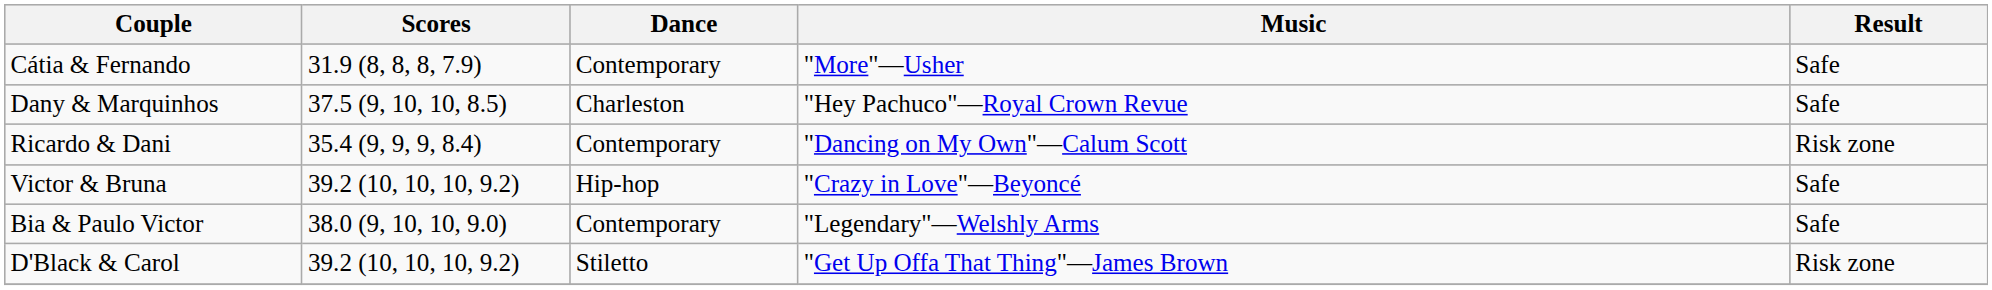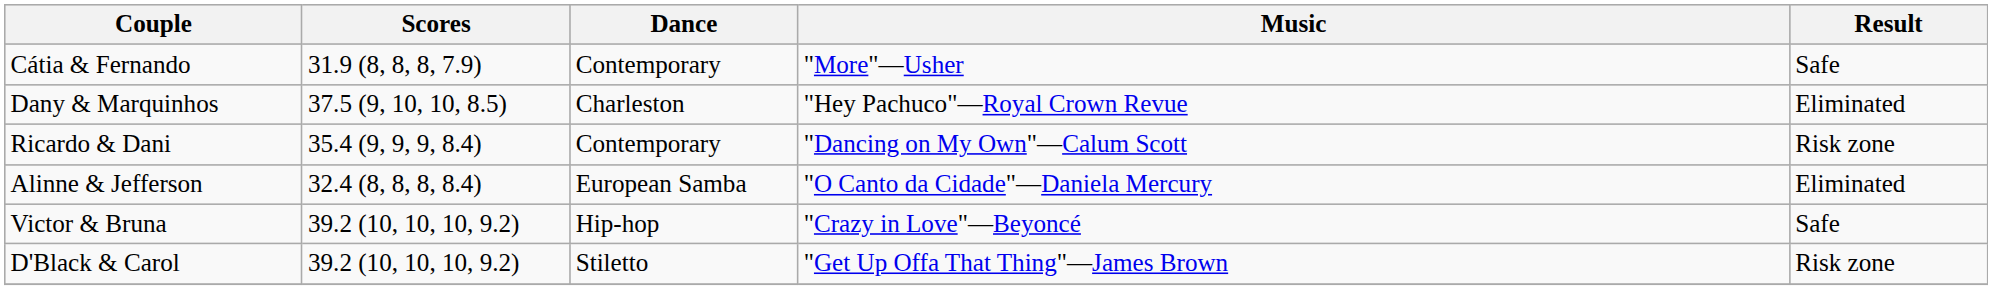(1817, 104) Safe -> (1850, 104) Eliminated
+ row: (107, 183)
- row: (107, 223)
